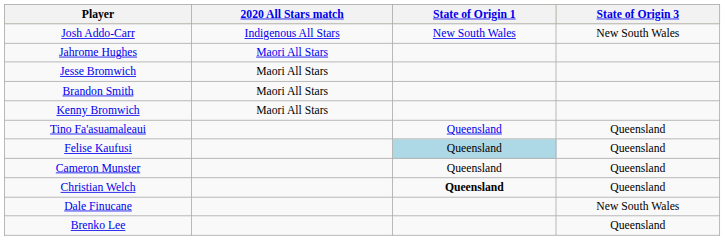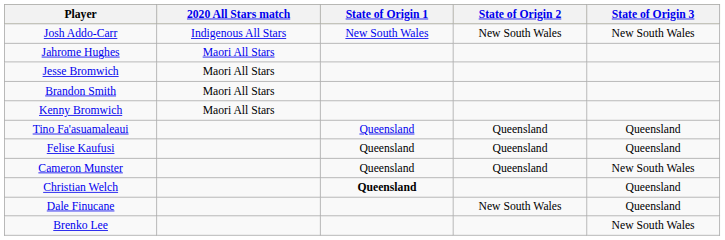+ column: (520, 14)
(474, 149) lightblue background -> (387, 149) no background
(638, 168) Queensland -> (653, 168) New South Wales
(638, 206) New South Wales -> (653, 206) Queensland
(638, 226) Queensland -> (653, 226) New South Wales
